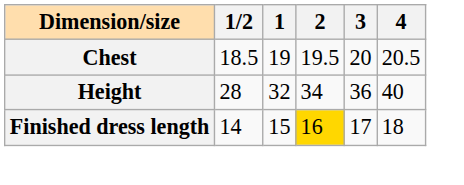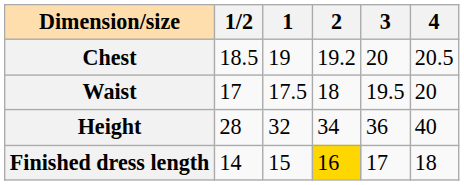(320, 57) 19.5 -> (336, 57) 19.2
+ row: (110, 92)
